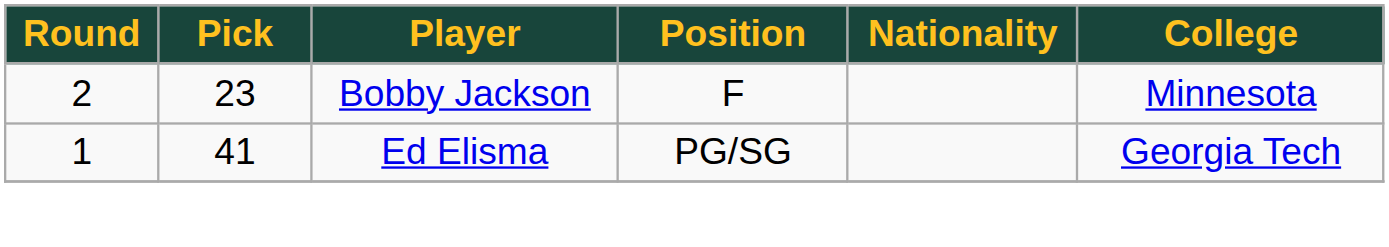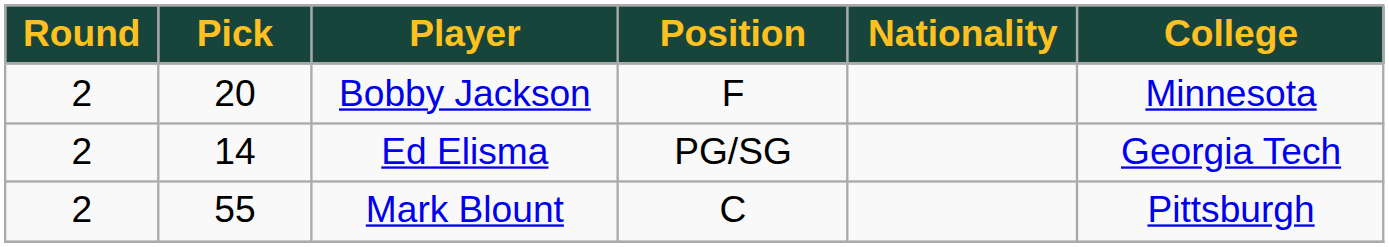(235, 92) 23 -> (235, 92) 20
(82, 151) 1 -> (82, 151) 2
(235, 151) 41 -> (235, 151) 14
+ row: (465, 210)
